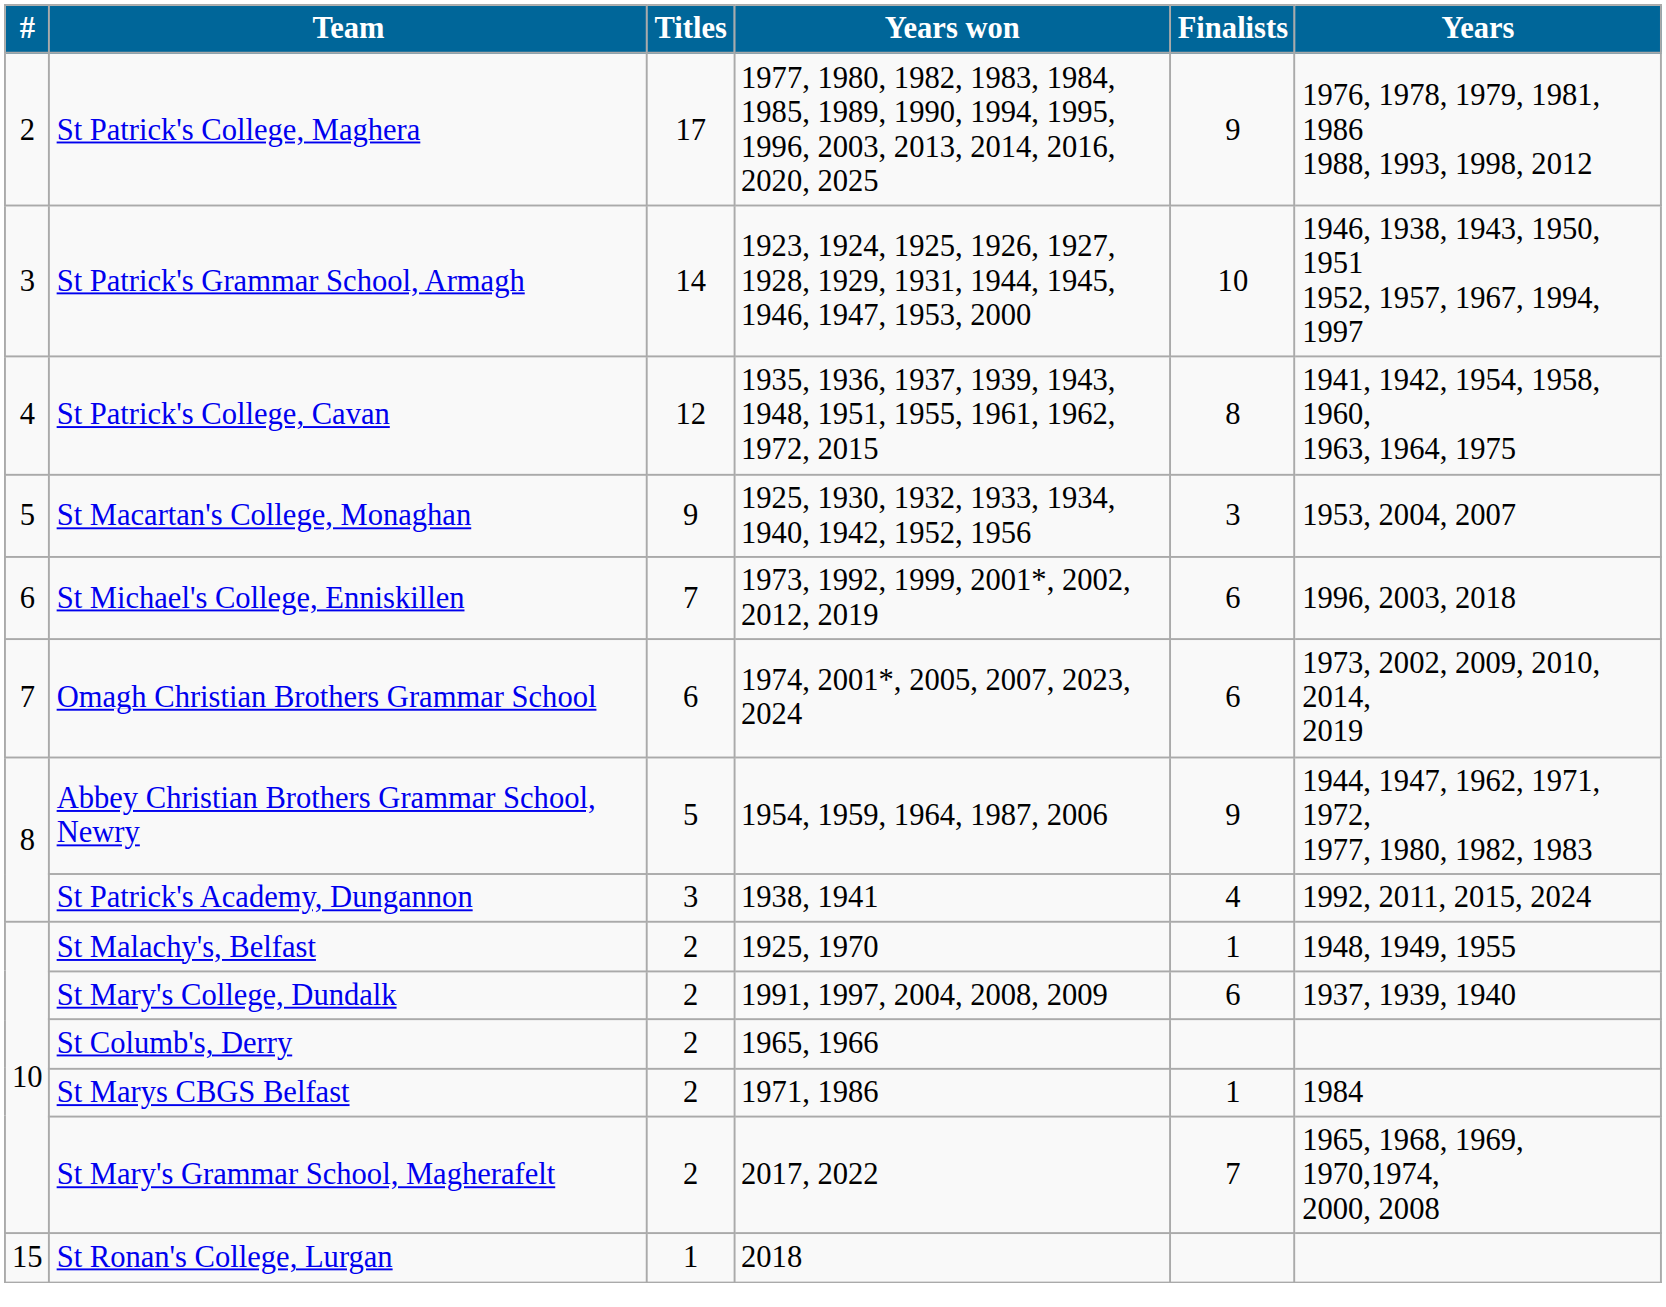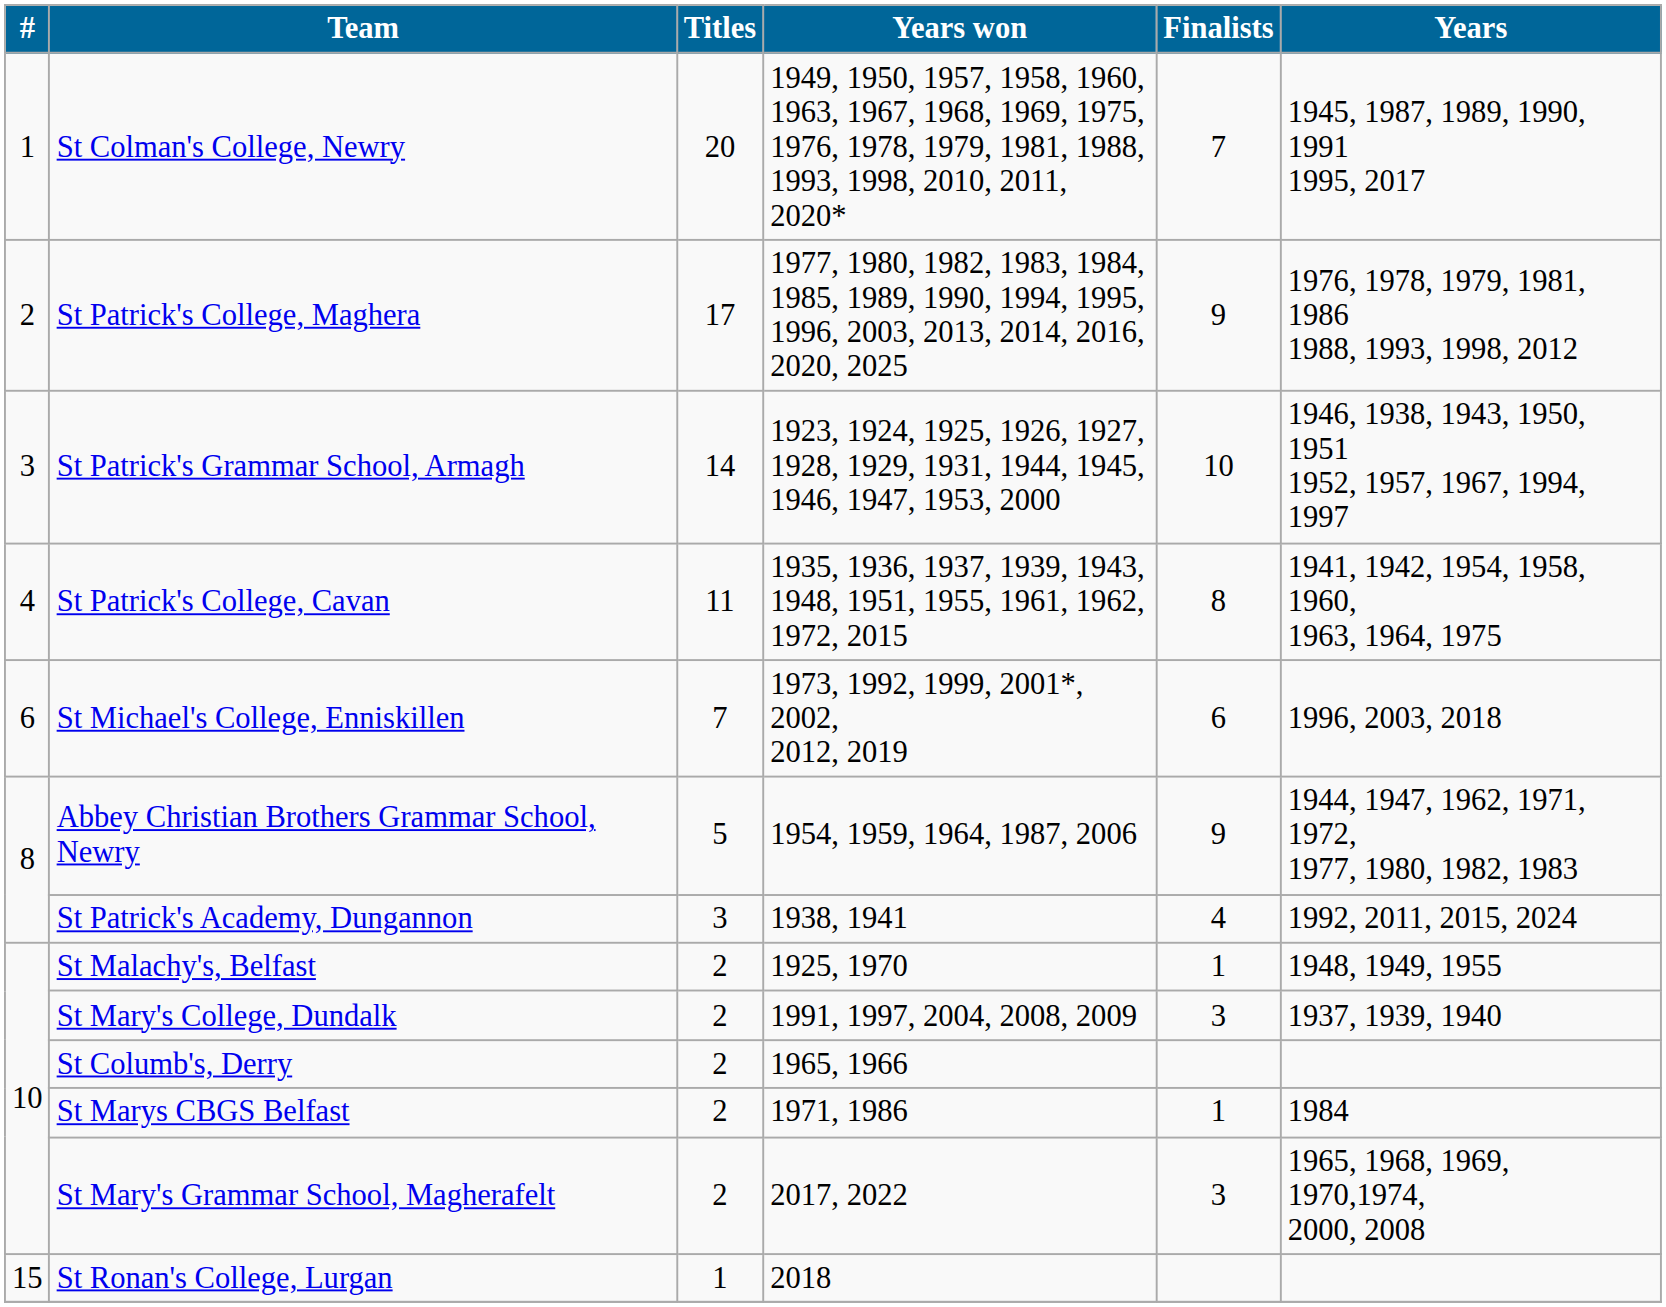+ row: (231, 145)
(691, 414) 12 -> (720, 600) 11
- row: (264, 514)
- row: (327, 697)
(1233, 994) 6 -> (1218, 1015) 3
(1233, 1174) 7 -> (1218, 1194) 3
